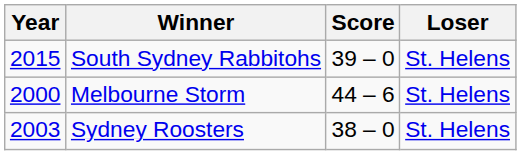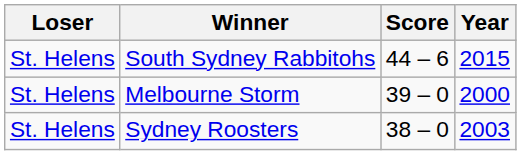columns swapped: (35, 22) <-> (458, 22)
(363, 58) 39 – 0 -> (417, 58) 44 – 6
(363, 94) 44 – 6 -> (417, 94) 39 – 0
